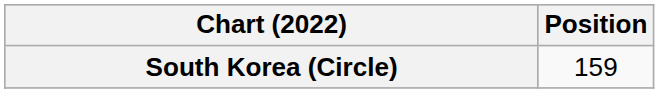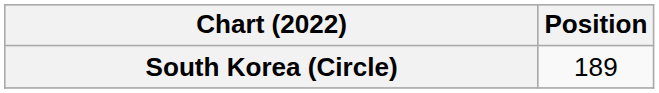(596, 66) 159 -> (596, 66) 189
